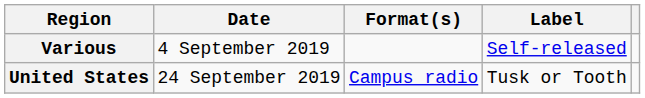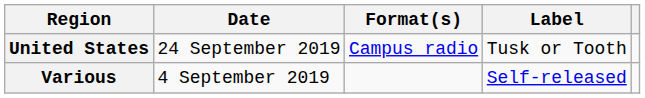rows swapped: (79, 49) <-> (79, 78)
